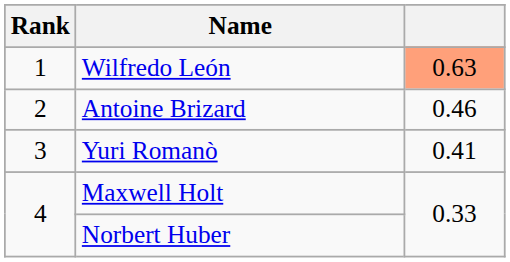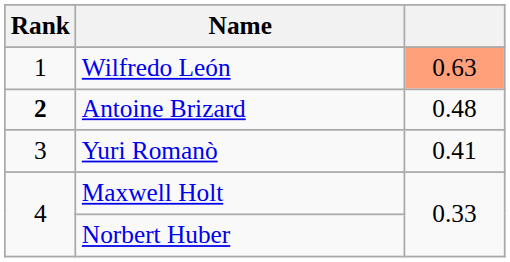(40, 109) normal -> (40, 109) bold
(455, 109) 0.46 -> (455, 109) 0.48
